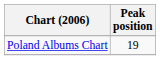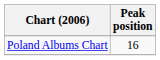(133, 45) 19 -> (133, 45) 16
